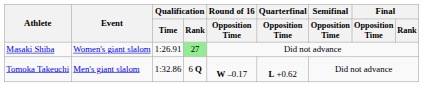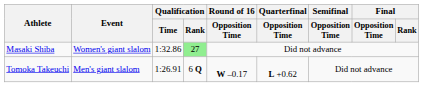(168, 50) 1:26.91 -> (168, 50) 1:32.86
(168, 69) 1:32.86 -> (168, 69) 1:26.91
